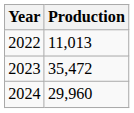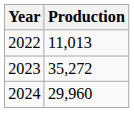(70, 68) 35,472 -> (70, 68) 35,272
